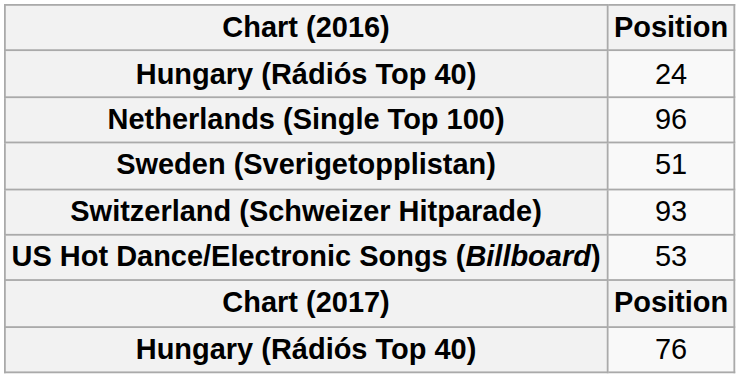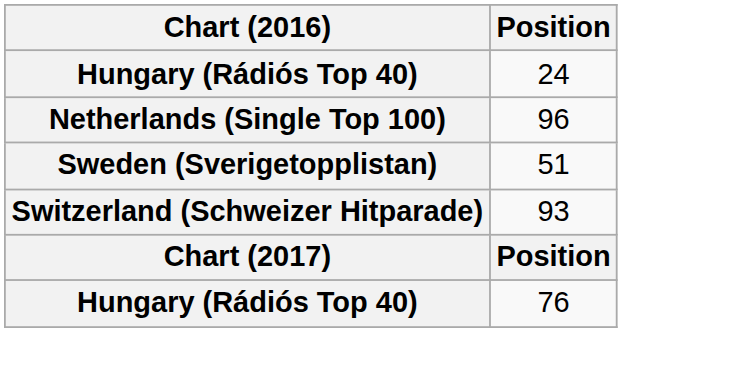- row: (671, 257)
